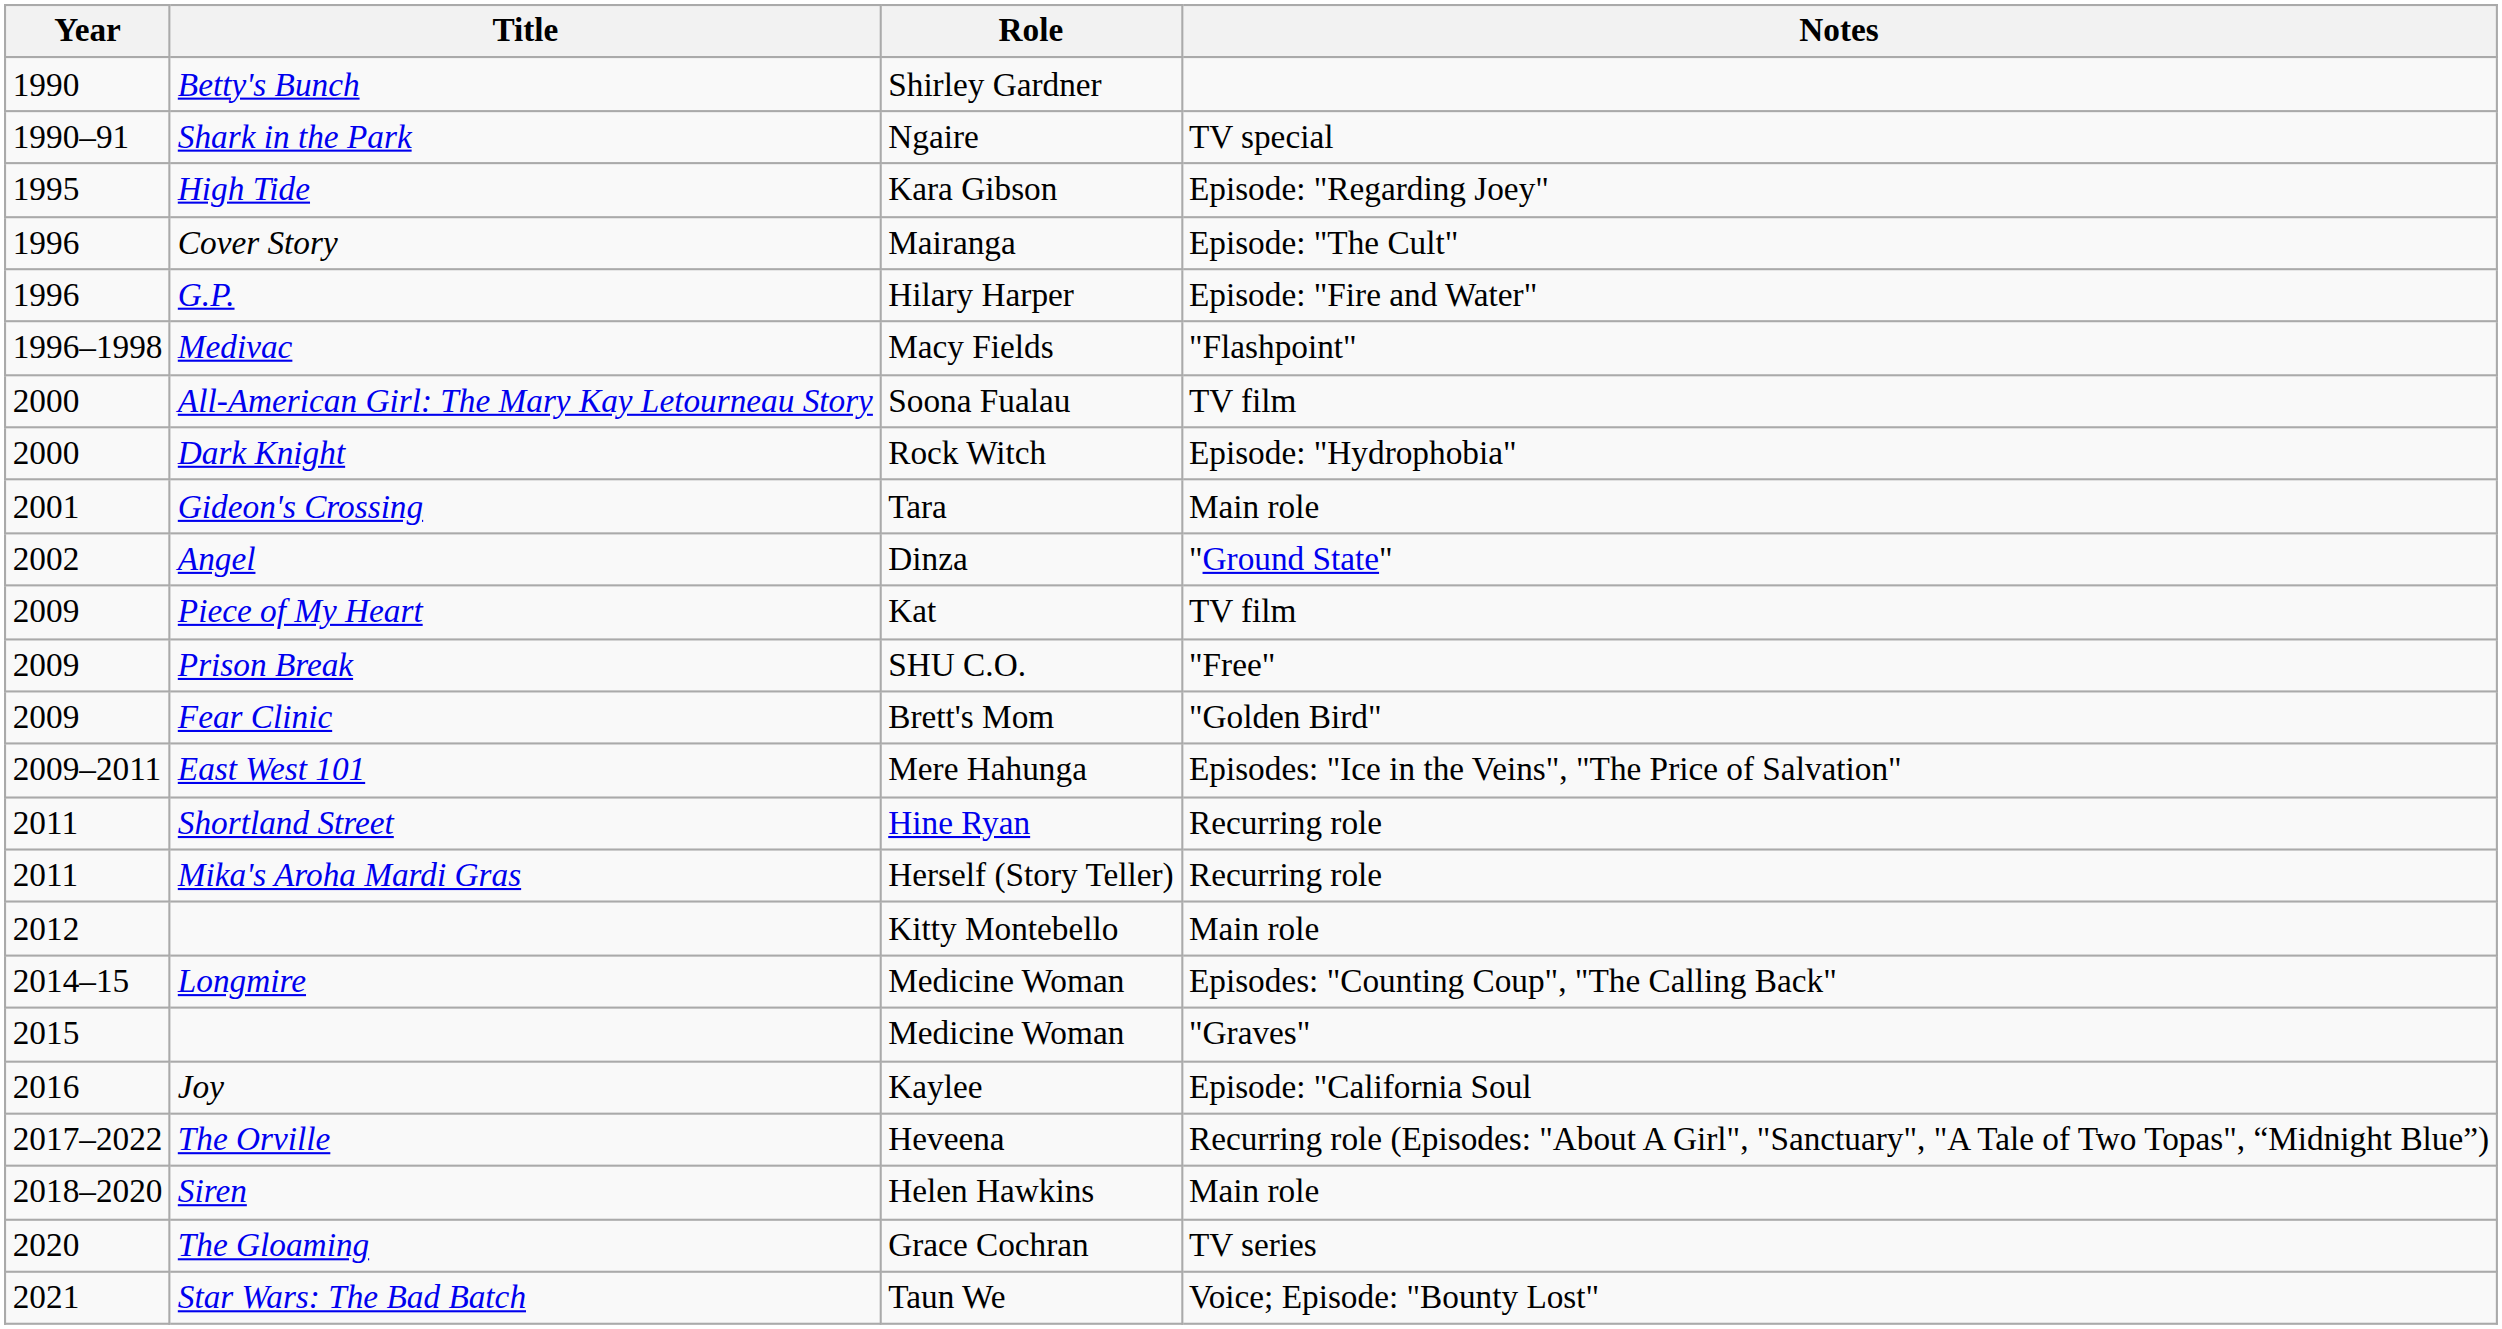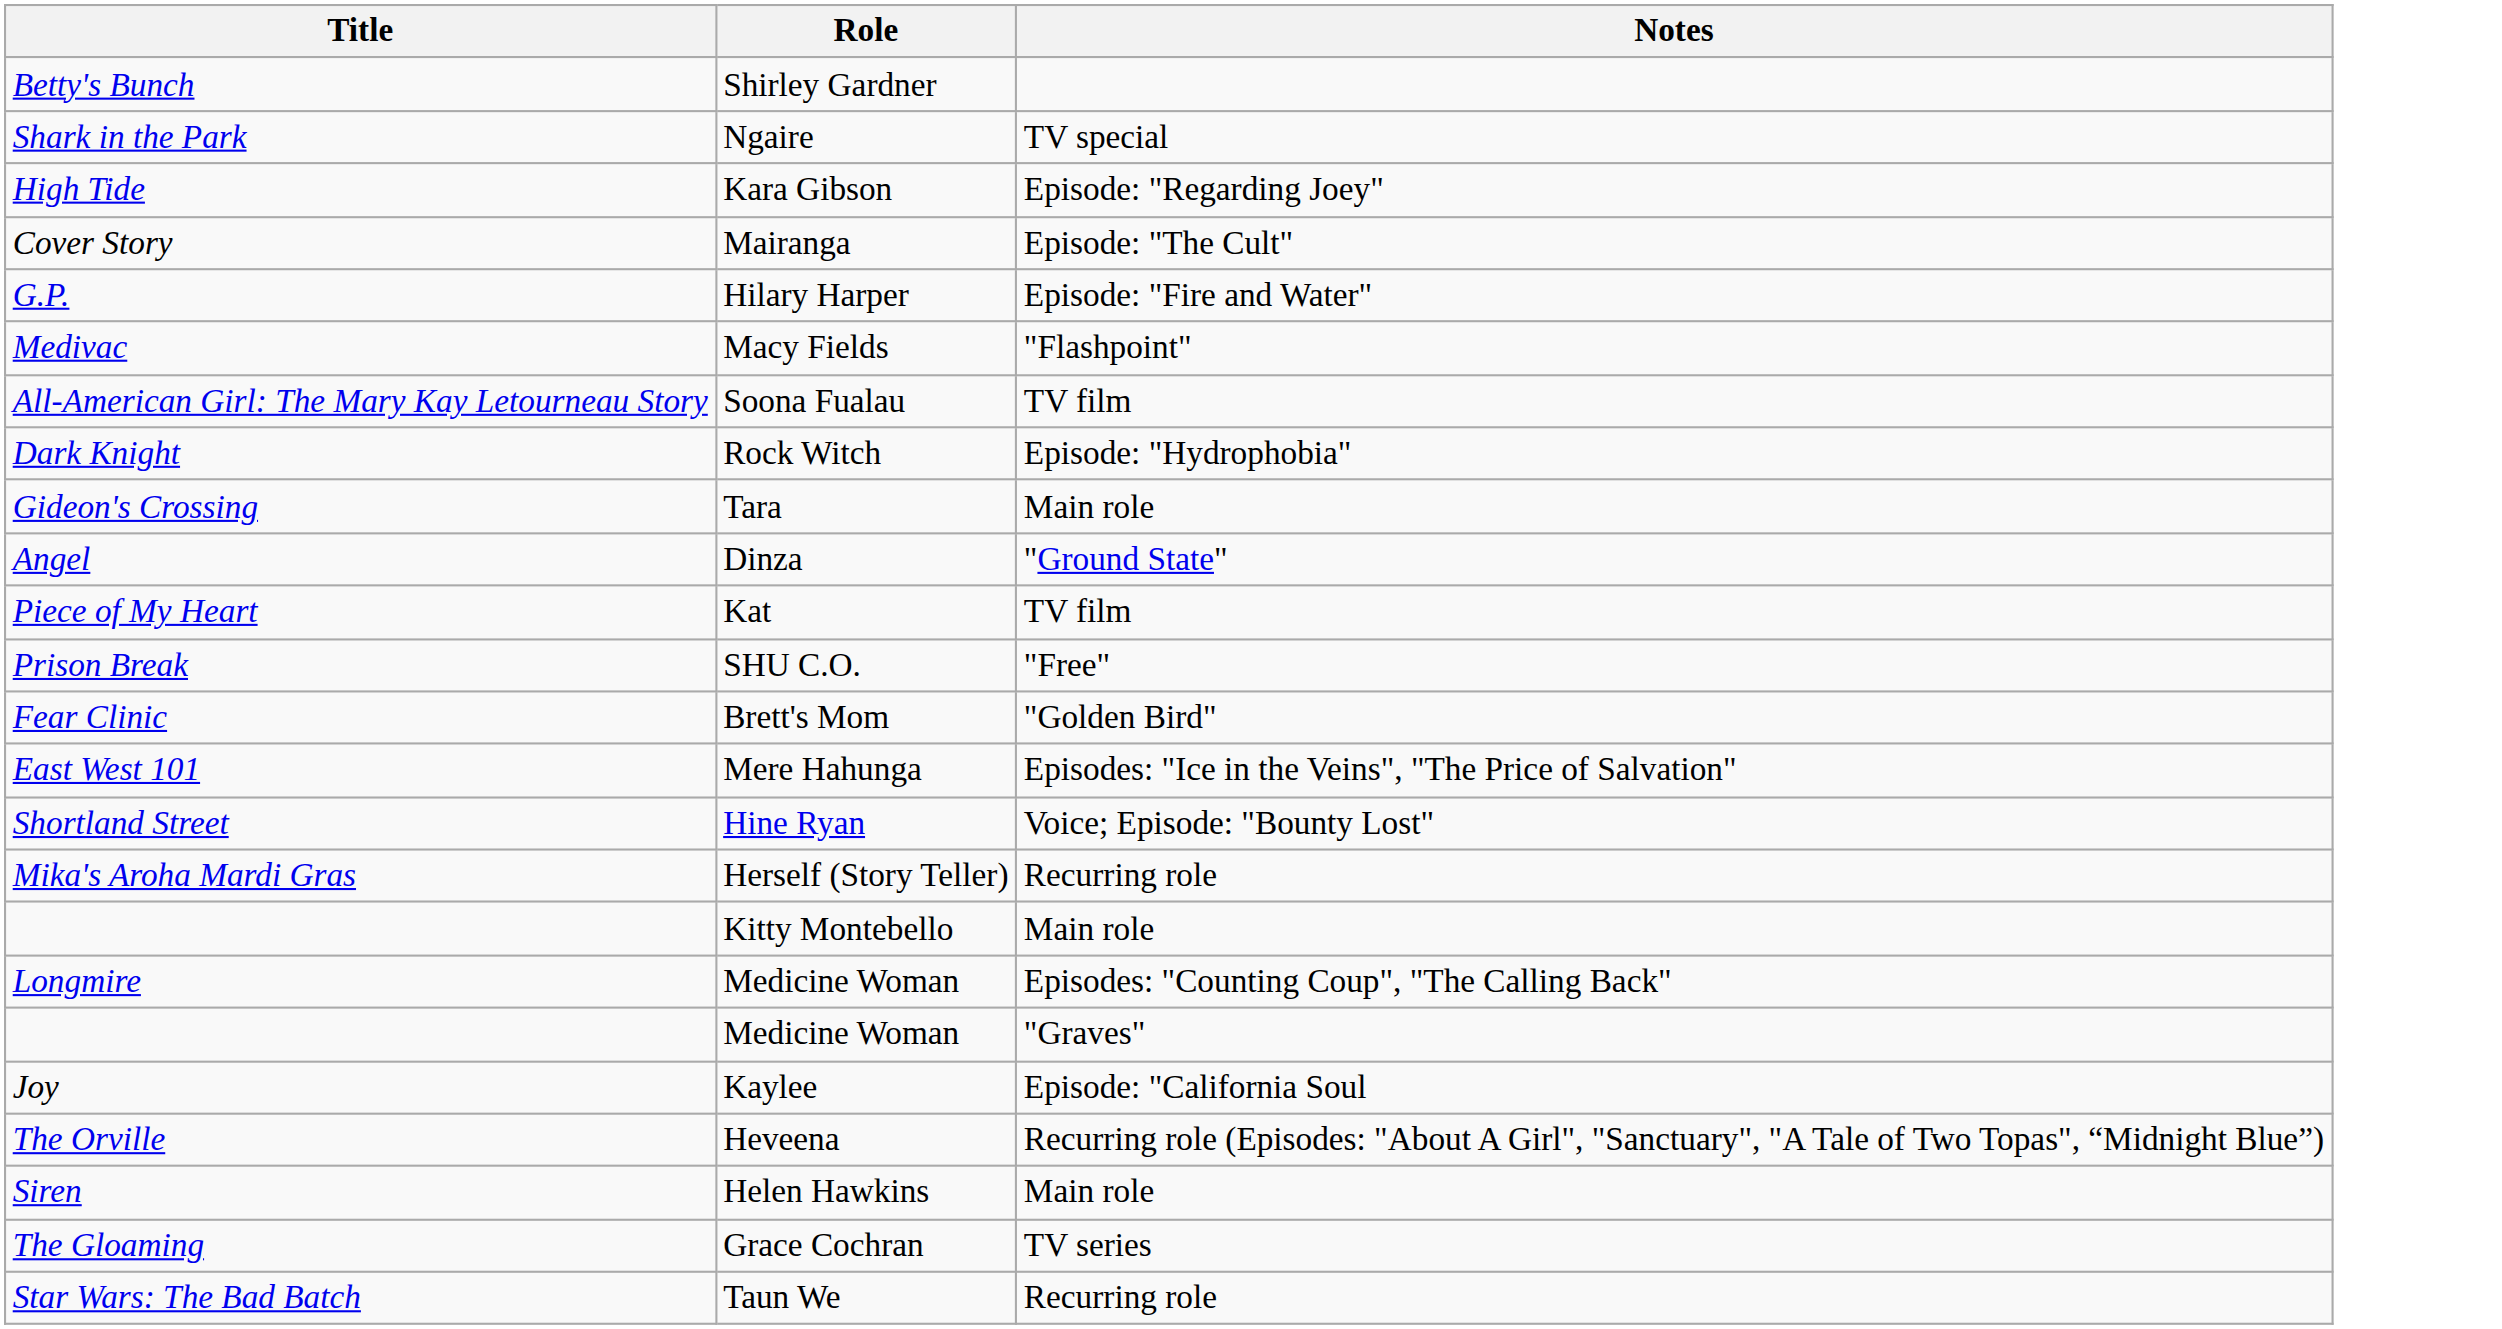- column: (88, 30)
(1286, 822) Recurring role -> (1229, 822) Voice; Episode: "Bounty Lost"
(1394, 1297) Voice; Episode: "Bounty Lost" -> (1120, 1297) Recurring role
